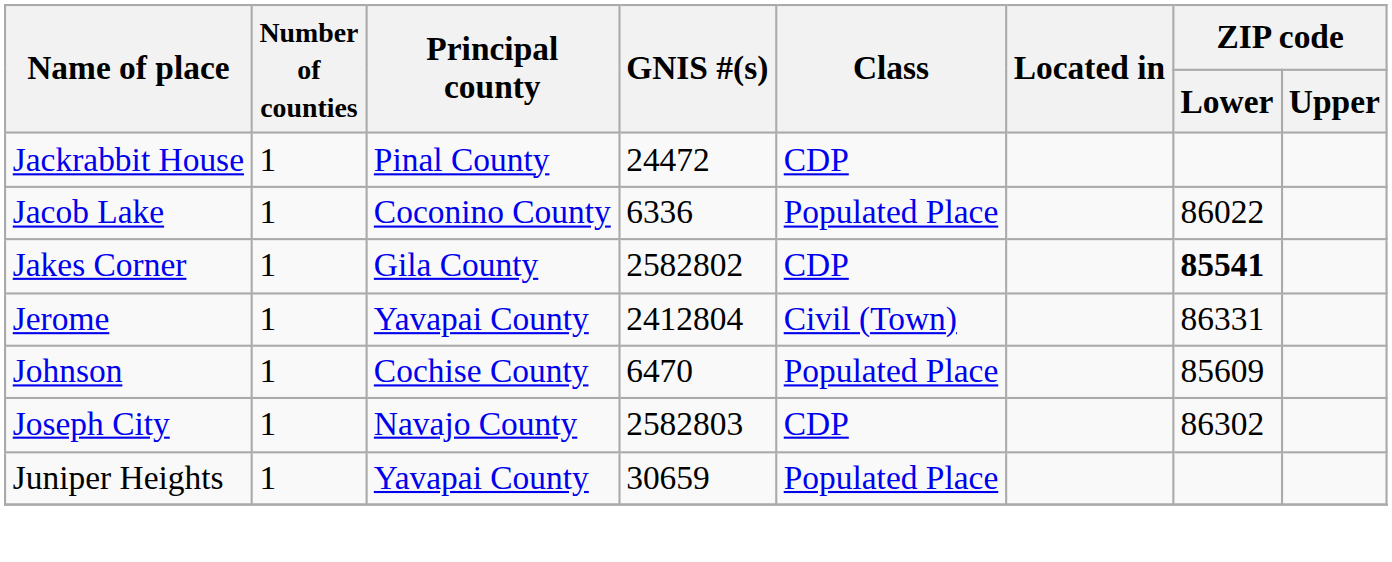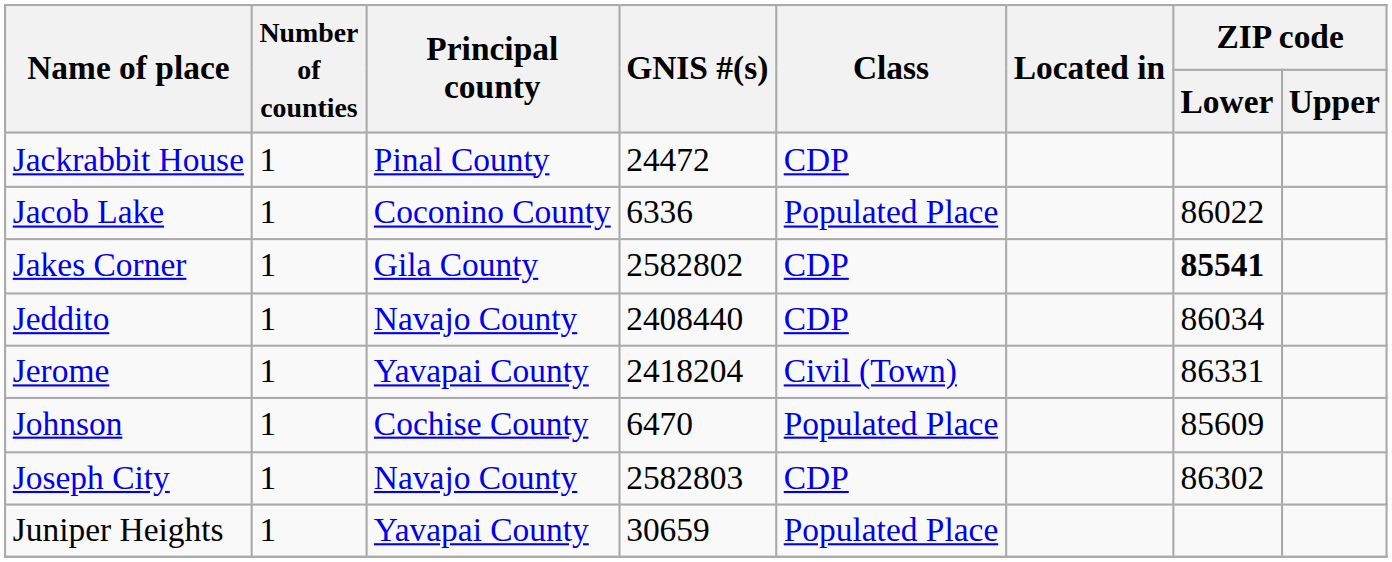+ row: (61, 318)
(685, 318) 2412804 -> (685, 371) 2418204
